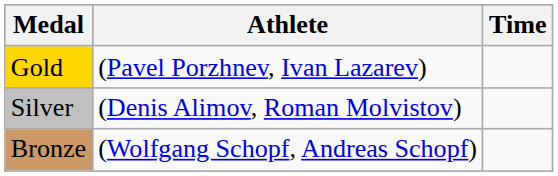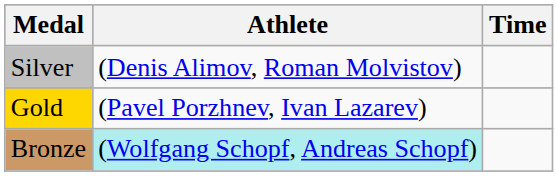rows swapped: (37, 66) <-> (42, 107)
(288, 149) no background -> (288, 149) paleturquoise background
